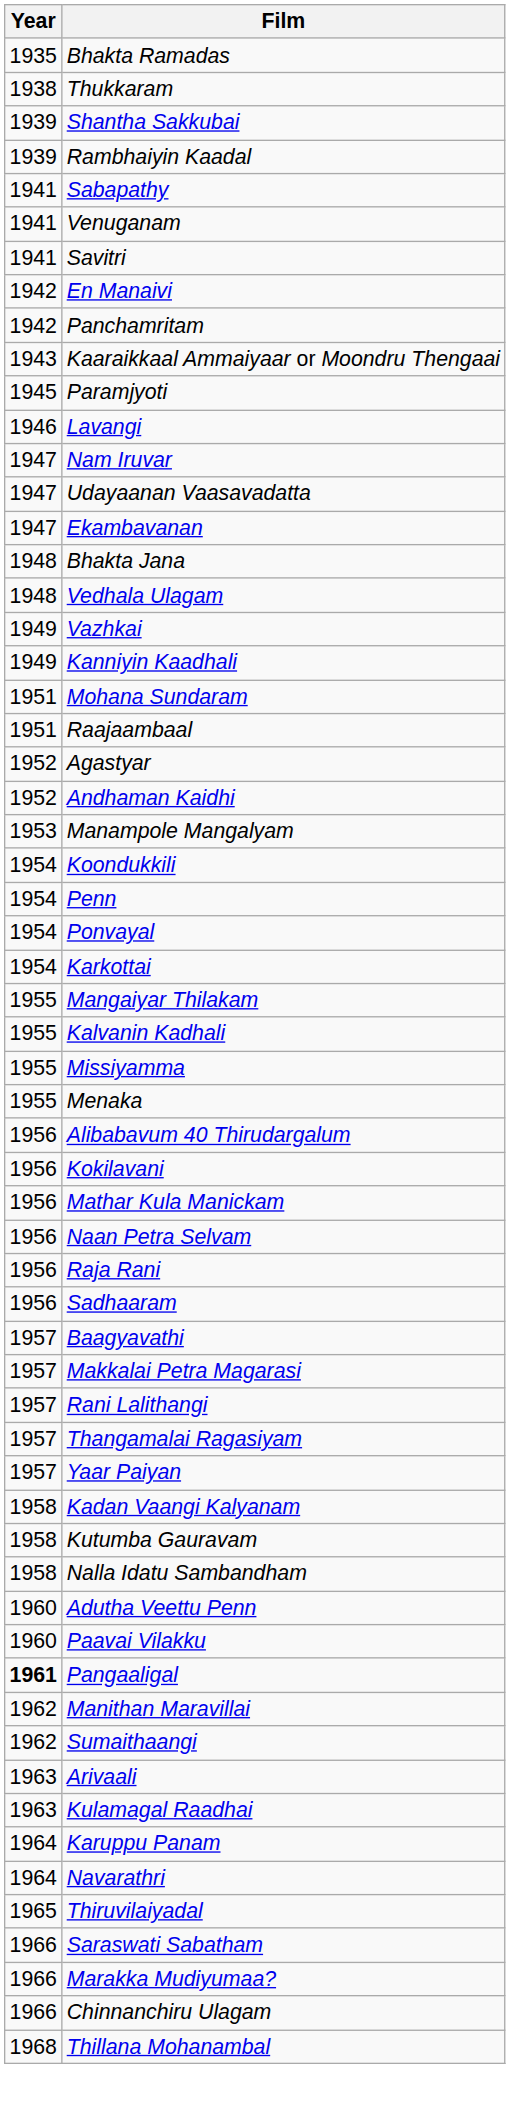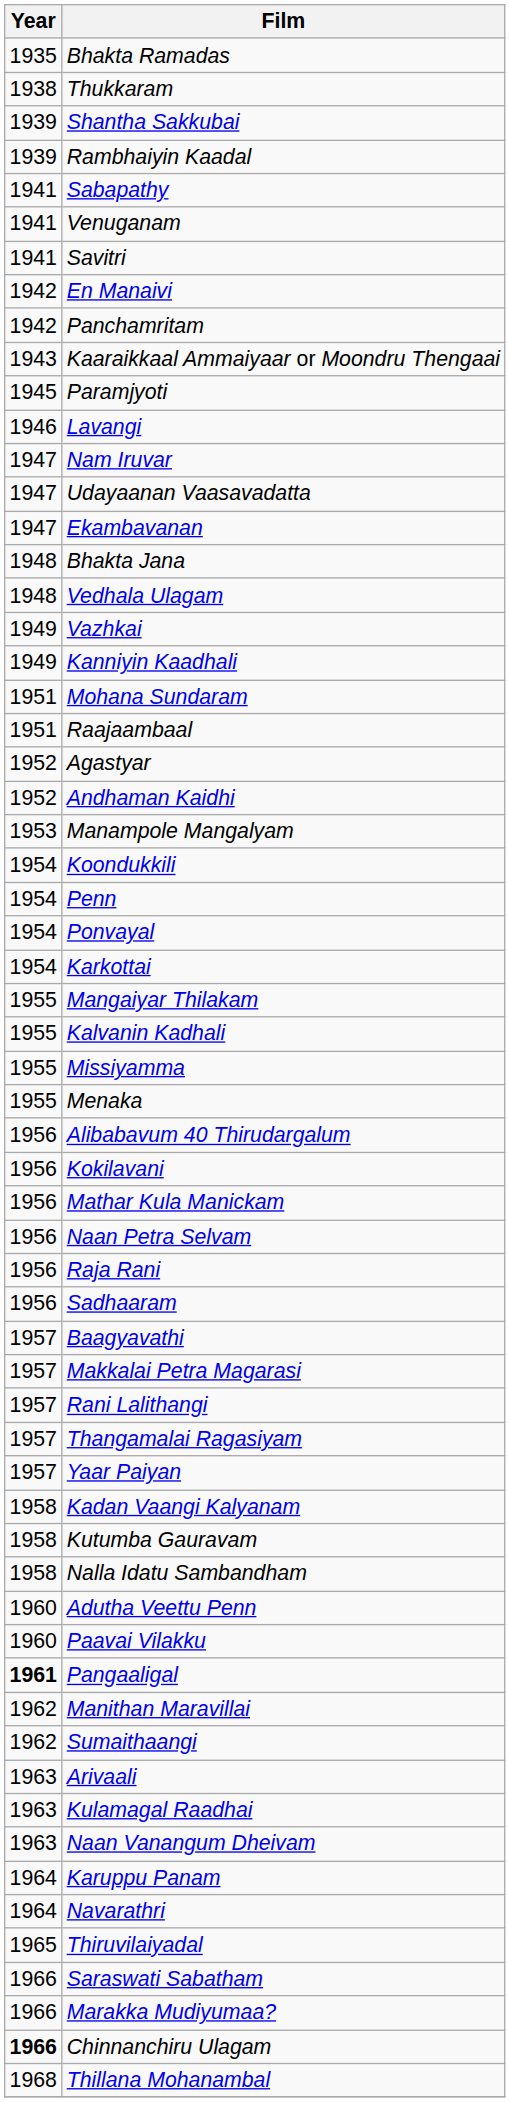+ row: (191, 1843)
(33, 2012) normal -> (33, 2046) bold
